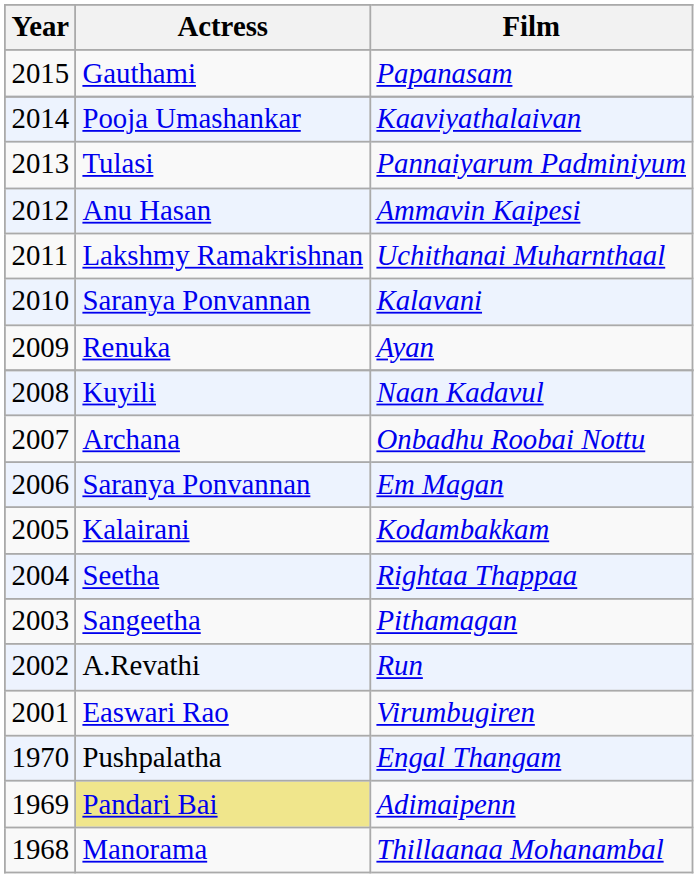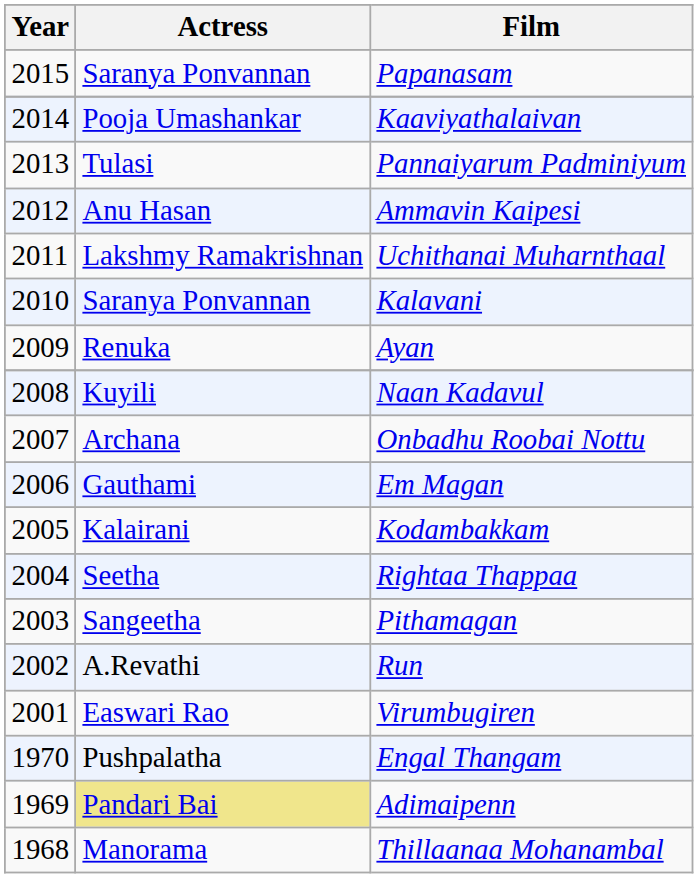(139, 73) Gauthami -> (196, 73) Saranya Ponvannan
(196, 484) Saranya Ponvannan -> (139, 484) Gauthami
